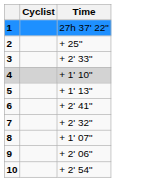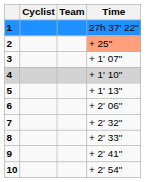+ column: (72, 12)
(71, 43) no background -> (101, 43) lightsalmon background
(76, 59) + 2' 33" -> (106, 59) + 1' 07"
(76, 106) + 2' 41" -> (106, 106) + 2' 06"
(76, 138) + 1' 07" -> (106, 138) + 2' 33"
(76, 153) + 2' 06" -> (106, 153) + 2' 41"
